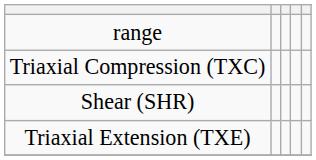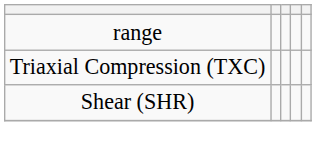- row: (138, 137)
